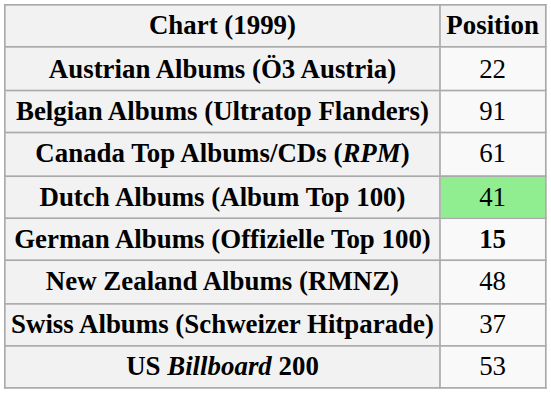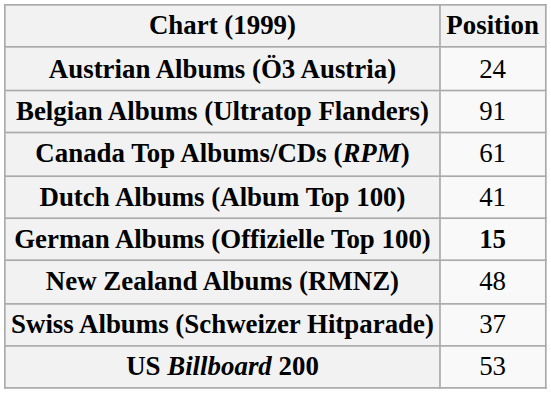(493, 68) 22 -> (493, 68) 24
(493, 196) lightgreen background -> (493, 196) no background
